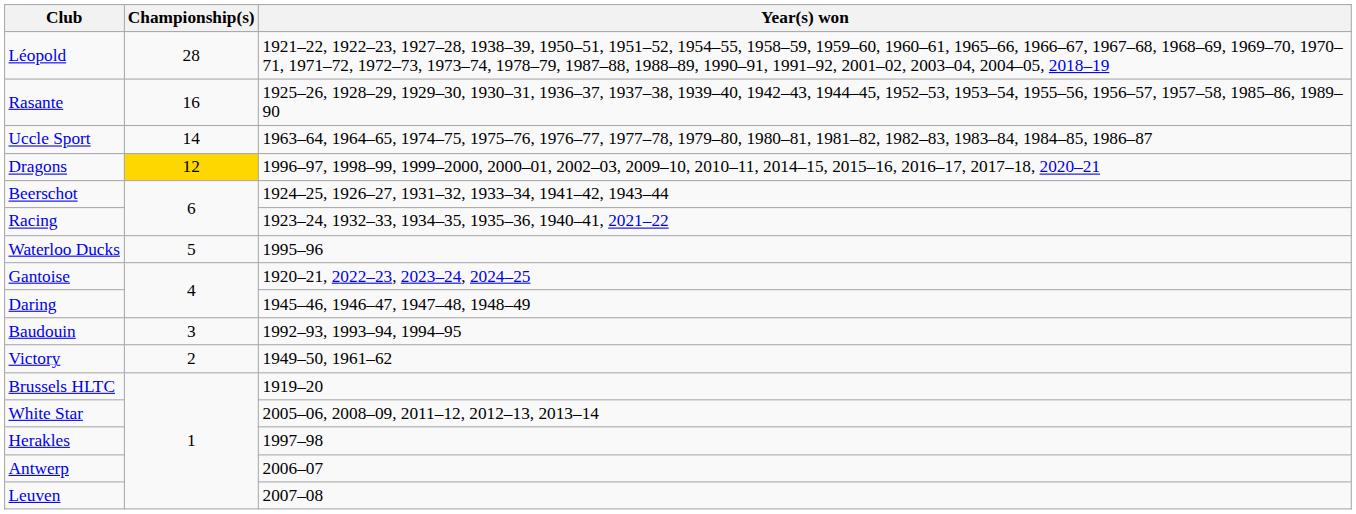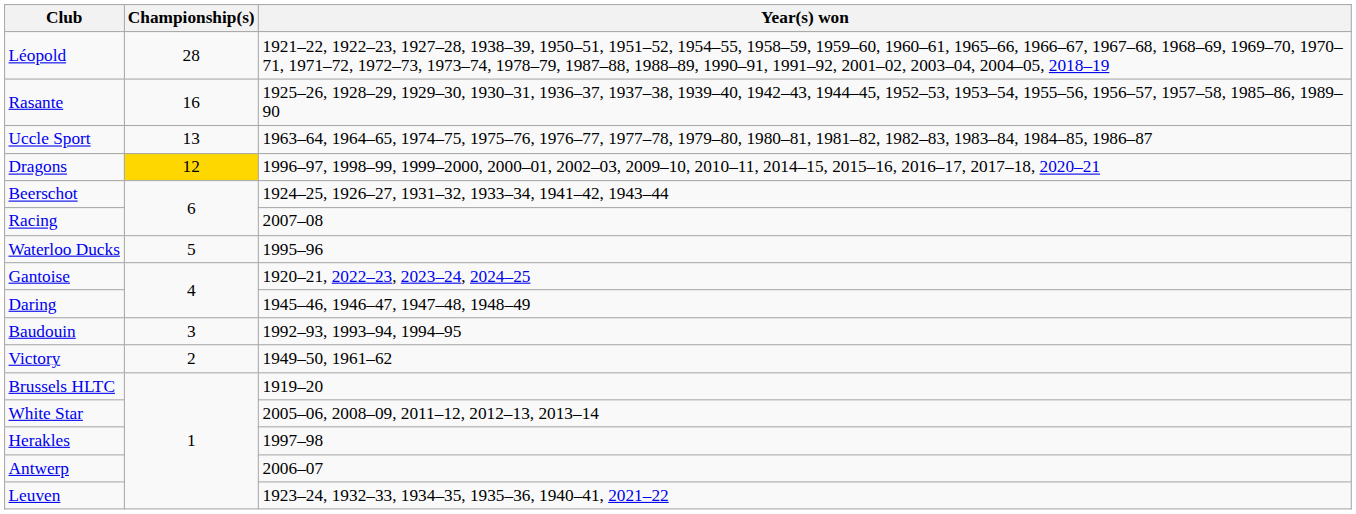(191, 139) 14 -> (191, 139) 13
(466, 221) 1923–24, 1932–33, 1934–35, 1935–36, 1940–41, 2021–22 -> (293, 221) 2007–08
(293, 495) 2007–08 -> (466, 495) 1923–24, 1932–33, 1934–35, 1935–36, 1940–41, 2021–22
